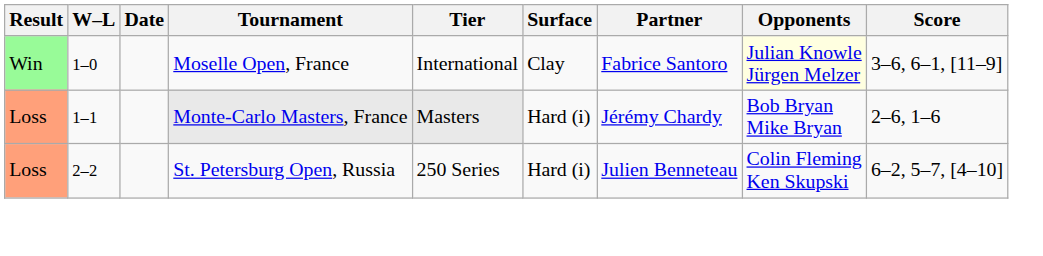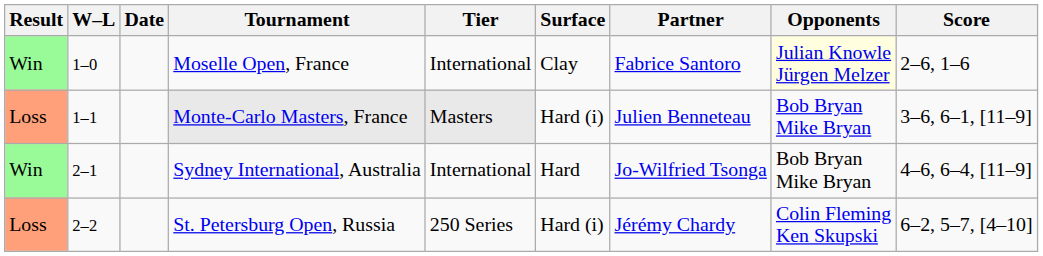(937, 62) 3–6, 6–1, [11–9] -> (935, 62) 2–6, 1–6
(662, 116) Jérémy Chardy -> (683, 116) Julien Benneteau
(906, 116) 2–6, 1–6 -> (966, 116) 3–6, 6–1, [11–9]
+ row: (297, 170)
(669, 170) Julien Benneteau -> (675, 224) Jérémy Chardy
